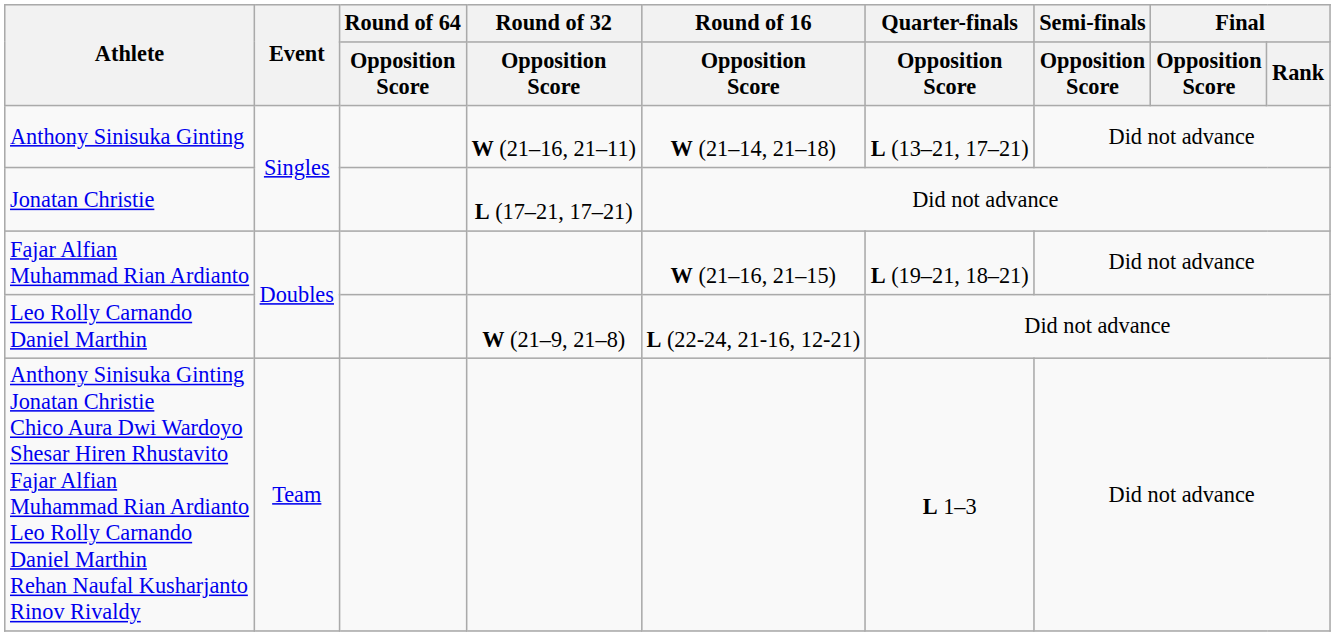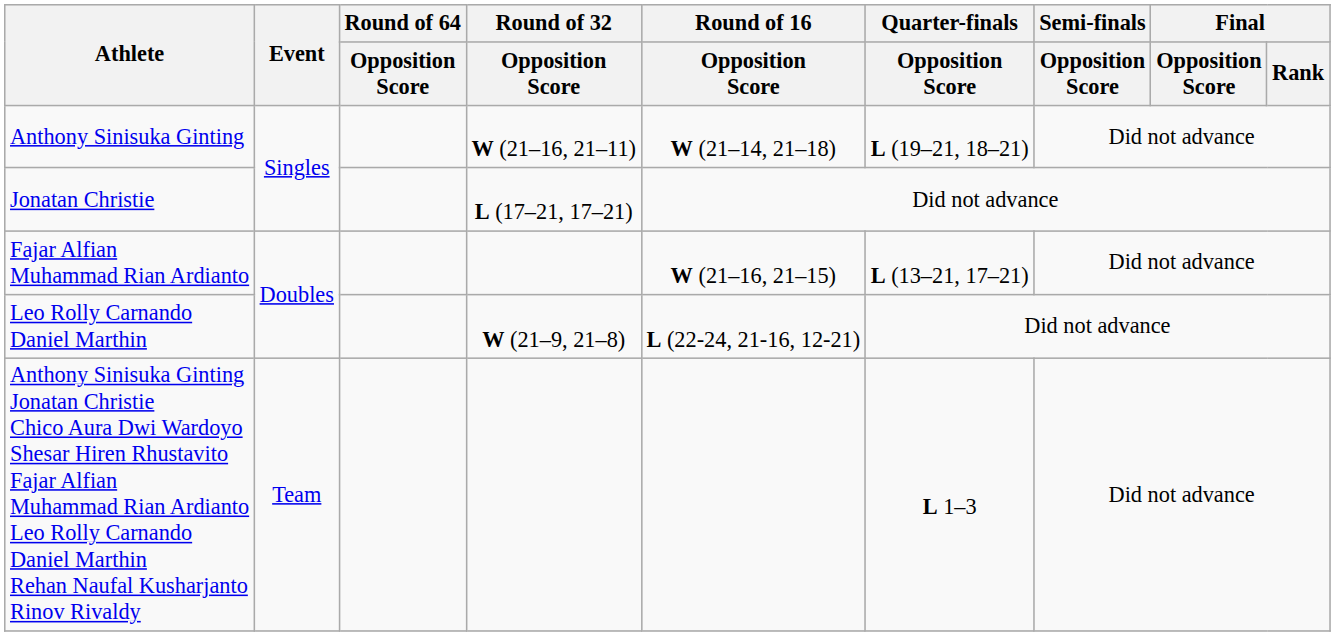(950, 149) L (13–21, 17–21) -> (950, 149) L (19–21, 18–21)
(950, 275) L (19–21, 18–21) -> (950, 275) L (13–21, 17–21)
